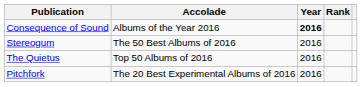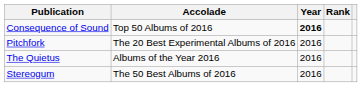(166, 27) Albums of the Year 2016 -> (163, 27) Top 50 Albums of 2016
rows swapped: (26, 74) <-> (30, 43)
(163, 58) Top 50 Albums of 2016 -> (166, 58) Albums of the Year 2016
